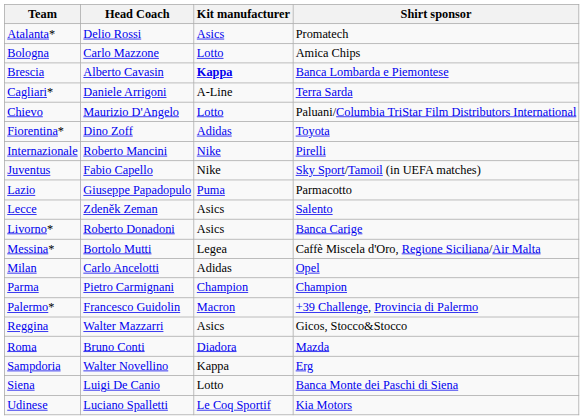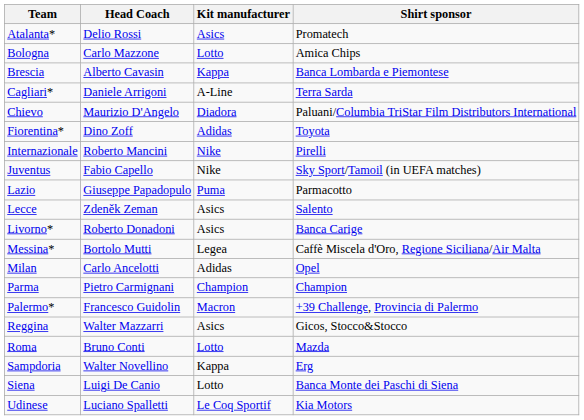(215, 72) bold -> (213, 72) normal
(210, 111) Lotto -> (217, 111) Diadora
(217, 346) Diadora -> (210, 346) Lotto
